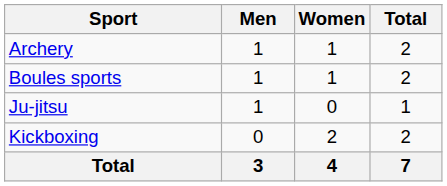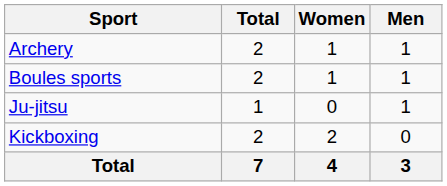columns swapped: (258, 19) <-> (406, 19)
